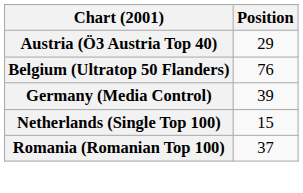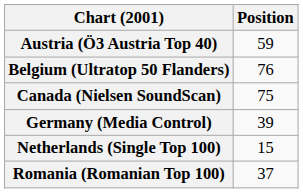(265, 43) 29 -> (265, 43) 59
+ row: (119, 95)
